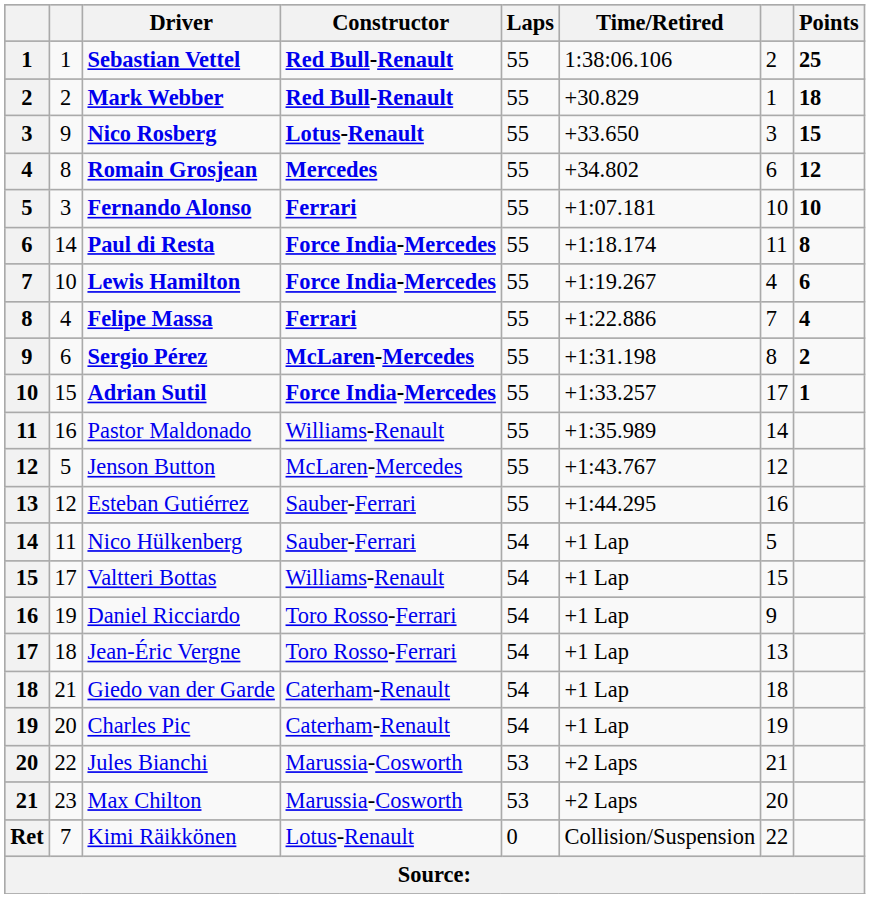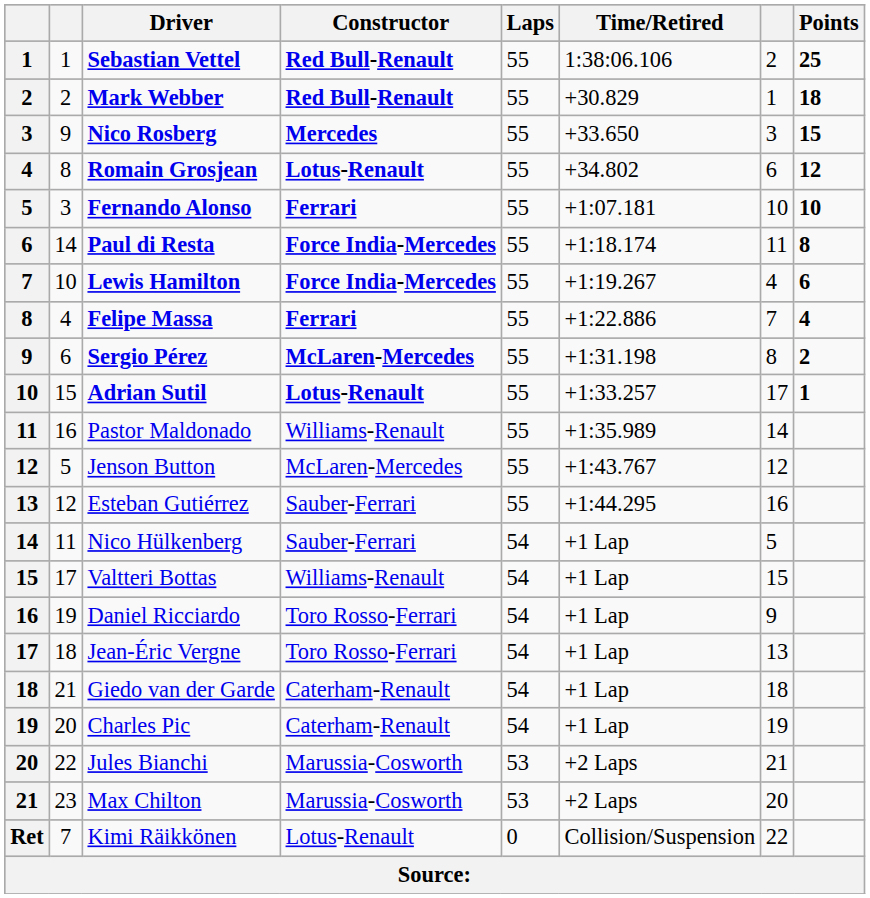(355, 133) Lotus-Renault -> (331, 133) Mercedes
(331, 170) Mercedes -> (355, 170) Lotus-Renault
(391, 392) Force India-Mercedes -> (355, 392) Lotus-Renault
